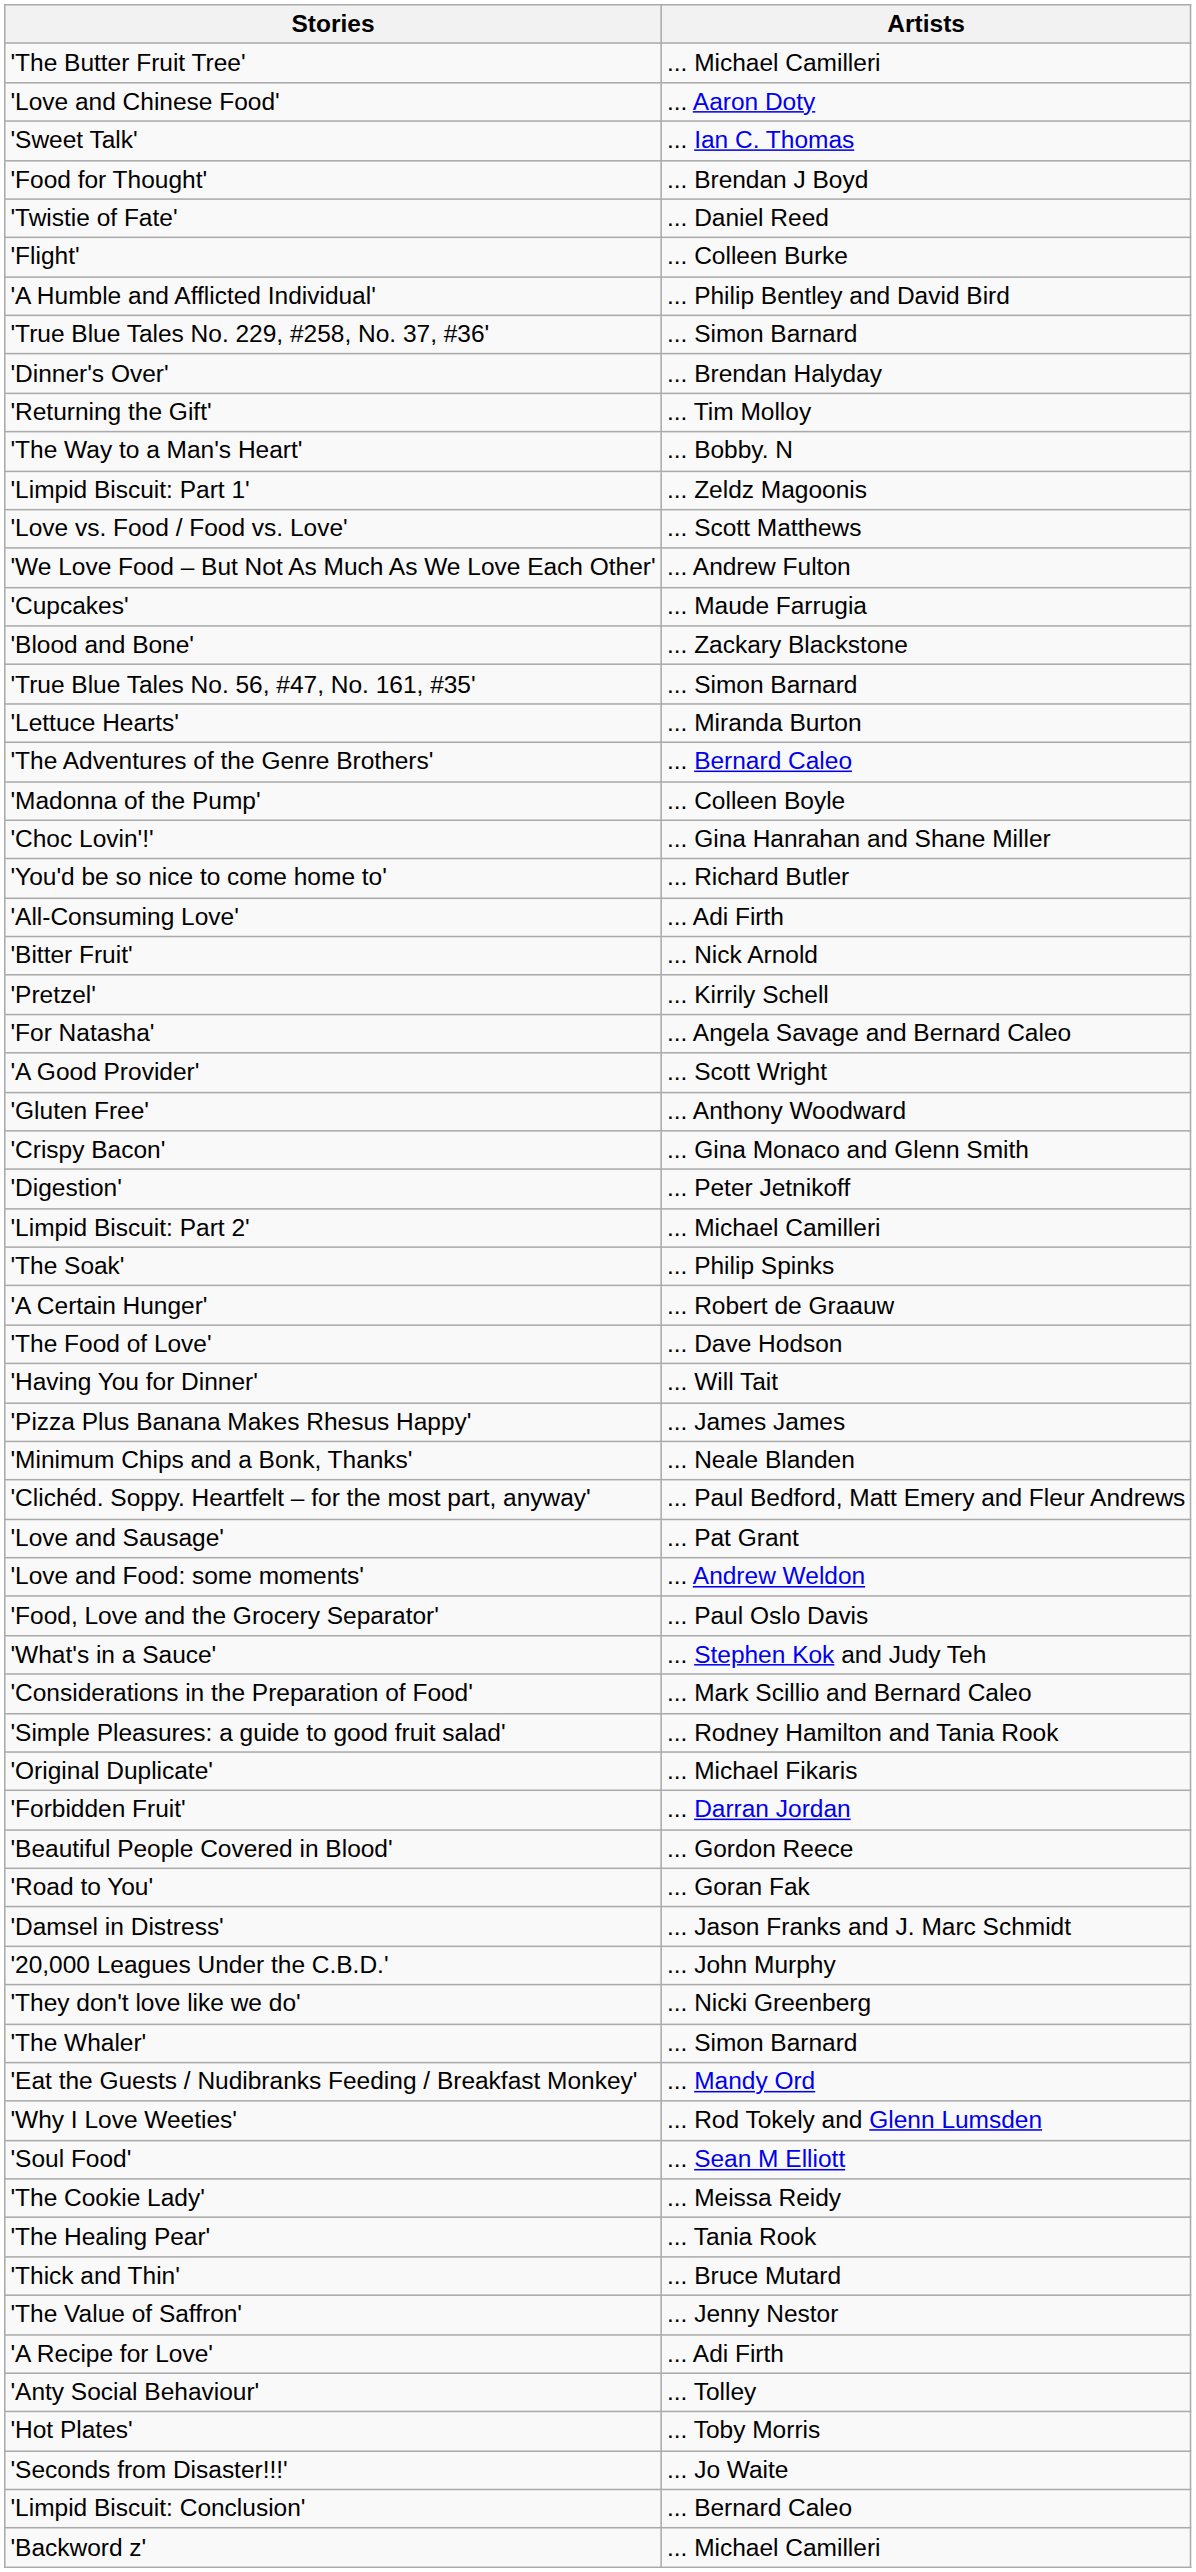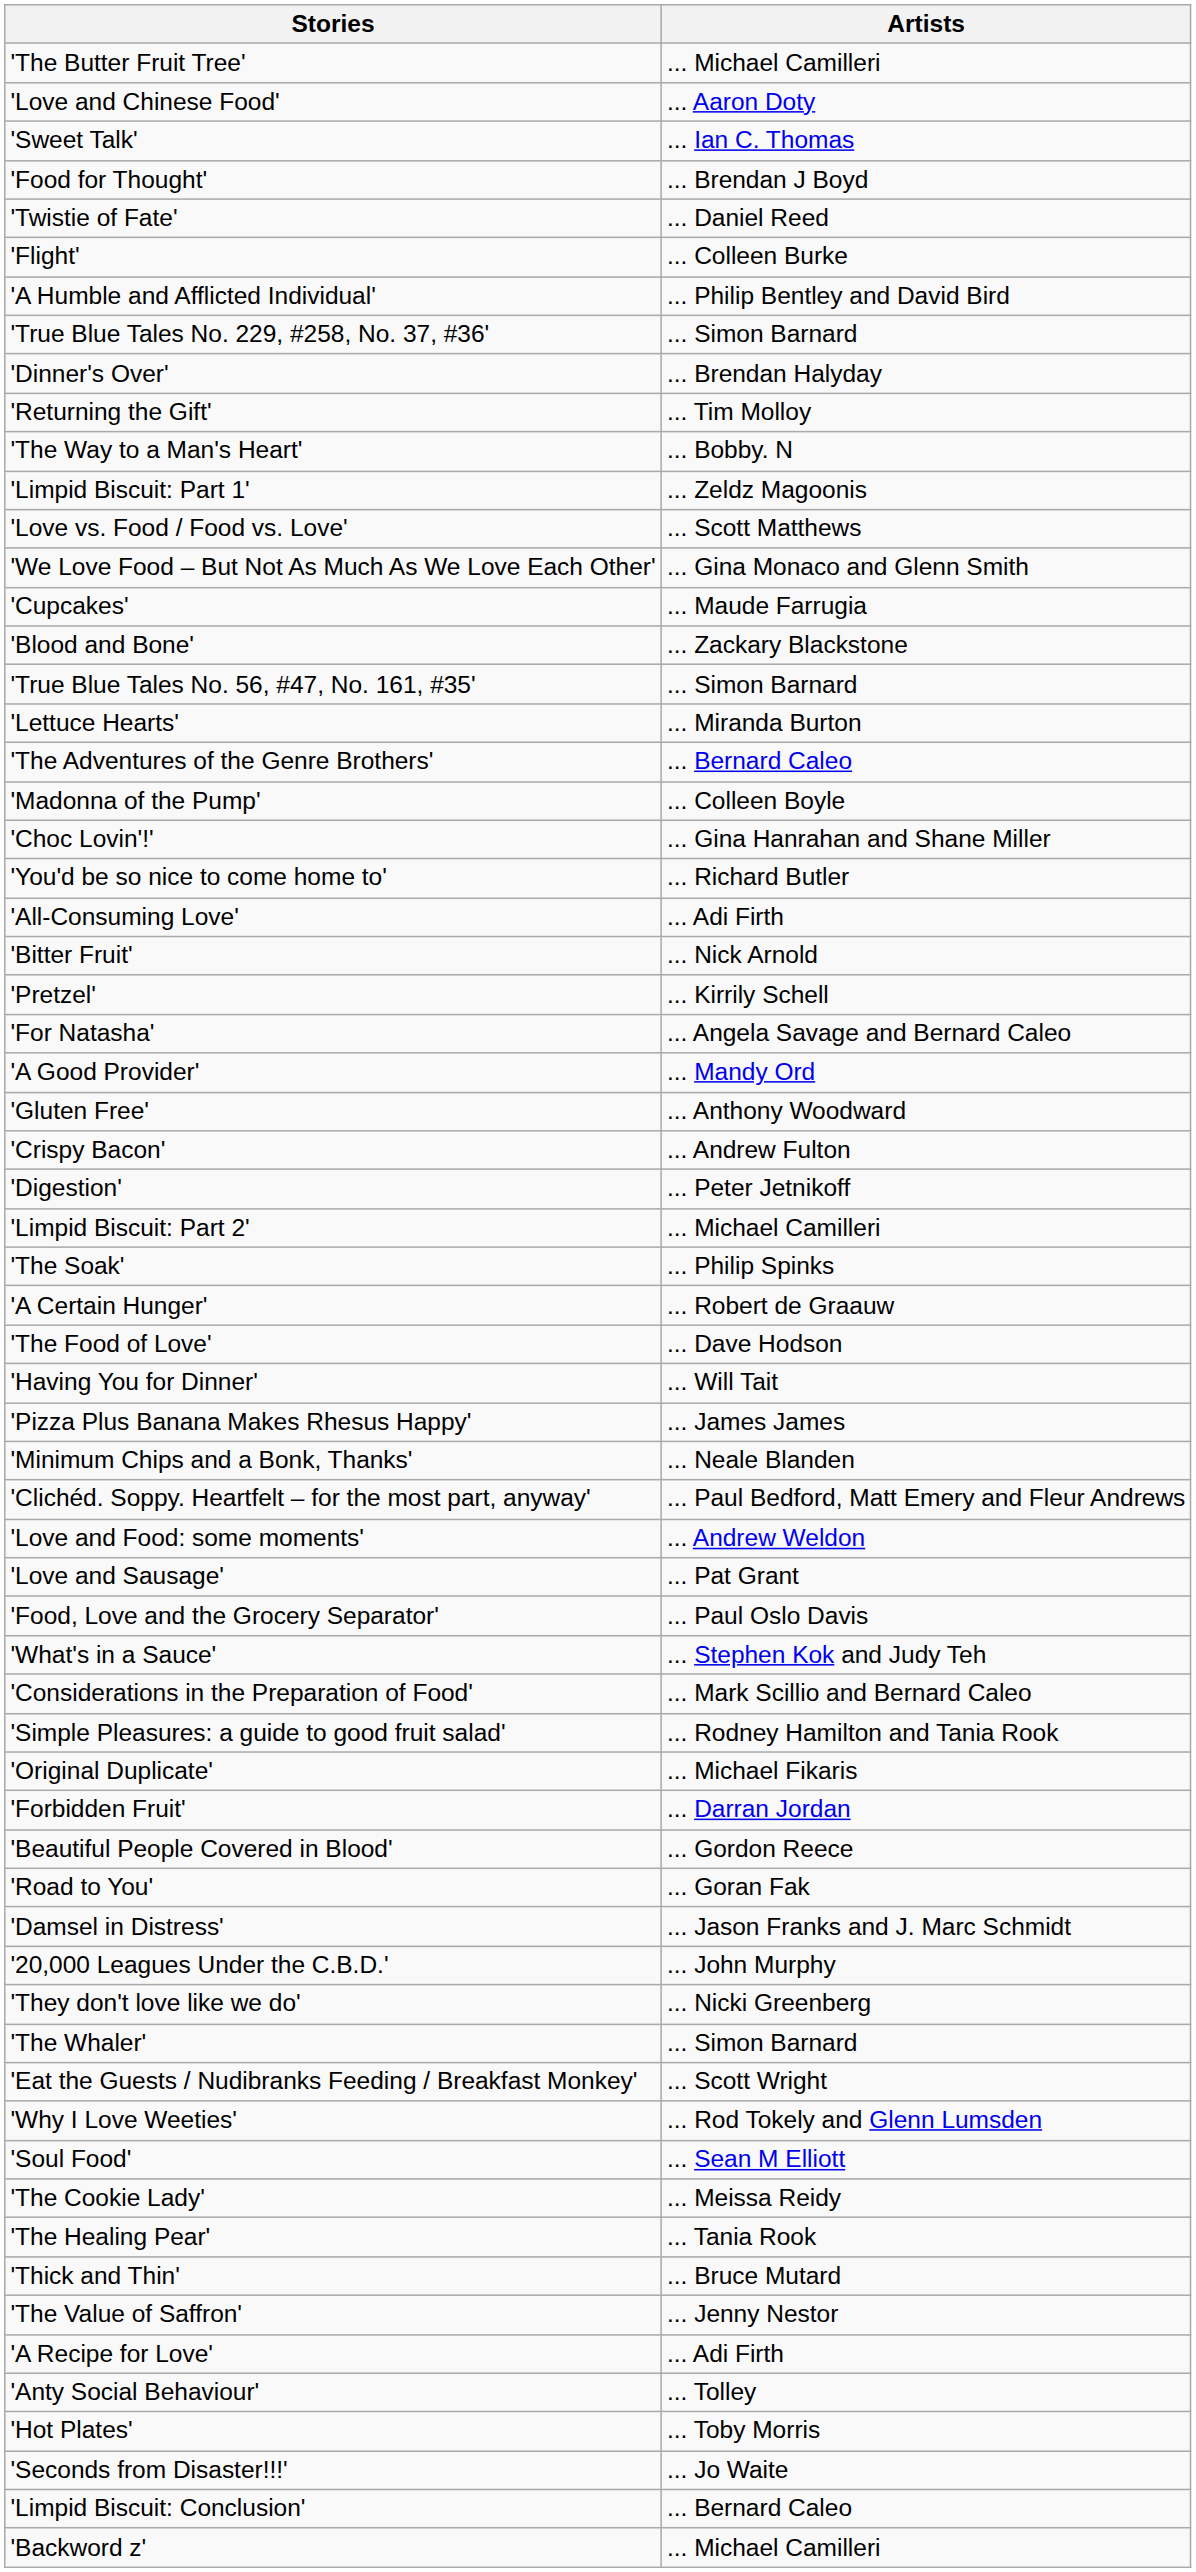(759, 567) ... Andrew Fulton -> (848, 567) ... Gina Monaco and Glenn Smith
(747, 1072) ... Scott Wright -> (741, 1072) ... Mandy Ord
(848, 1149) ... Gina Monaco and Glenn Smith -> (759, 1149) ... Andrew Fulton
rows swapped: (117, 1538) <-> (187, 1576)
(741, 2081) ... Mandy Ord -> (747, 2081) ... Scott Wright
